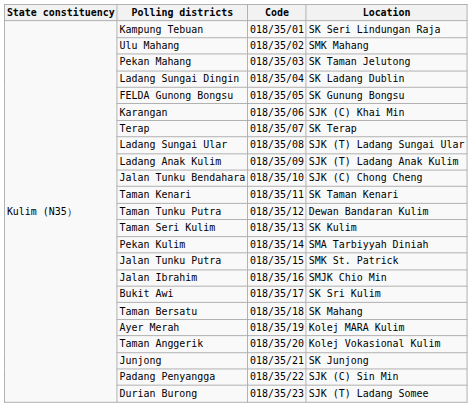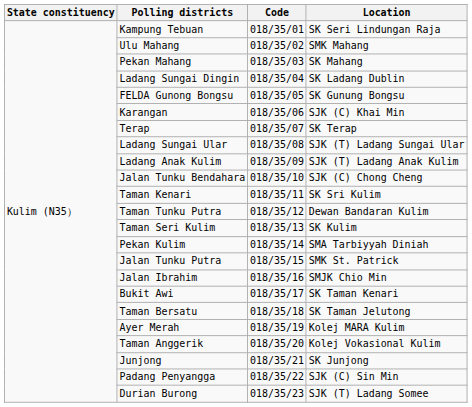(360, 62) SK Taman Jelutong -> (336, 62) SK Mahang
(354, 195) SK Taman Kenari -> (345, 195) SK Sri Kulim
(345, 294) SK Sri Kulim -> (354, 294) SK Taman Kenari
(336, 311) SK Mahang -> (360, 311) SK Taman Jelutong
